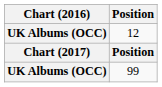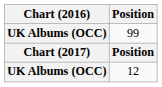rows swapped: (133, 33) <-> (133, 71)
